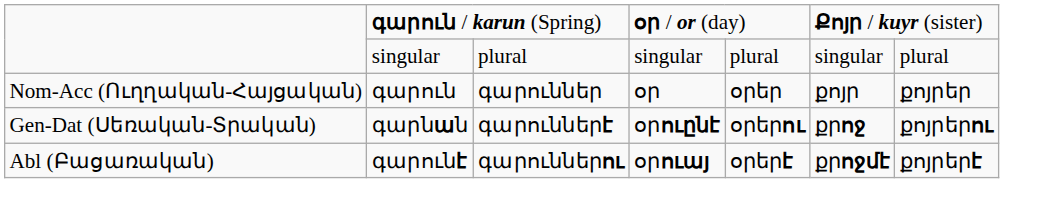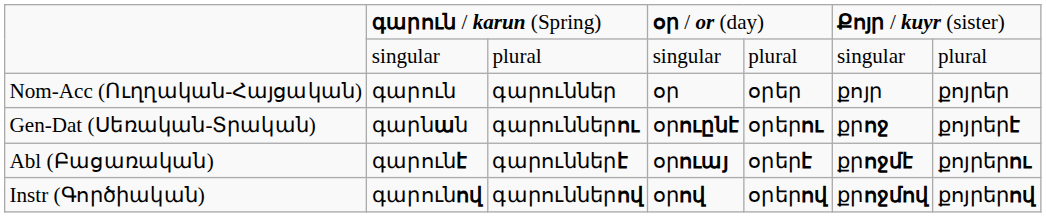(545, 125) գարուններէ -> (566, 125) գարուններու
(947, 125) քոյրերու -> (979, 125) քոյրերէ
(551, 160) գարուններու -> (560, 160) գարուններէ
(941, 160) քոյրերէ -> (985, 160) քոյրերու
+ row: (107, 195)
